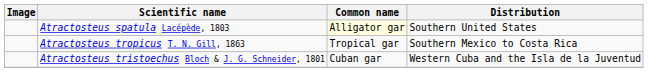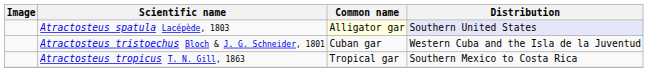(473, 28) no background -> (473, 28) lavender background
rows swapped: (183, 59) <-> (143, 44)
